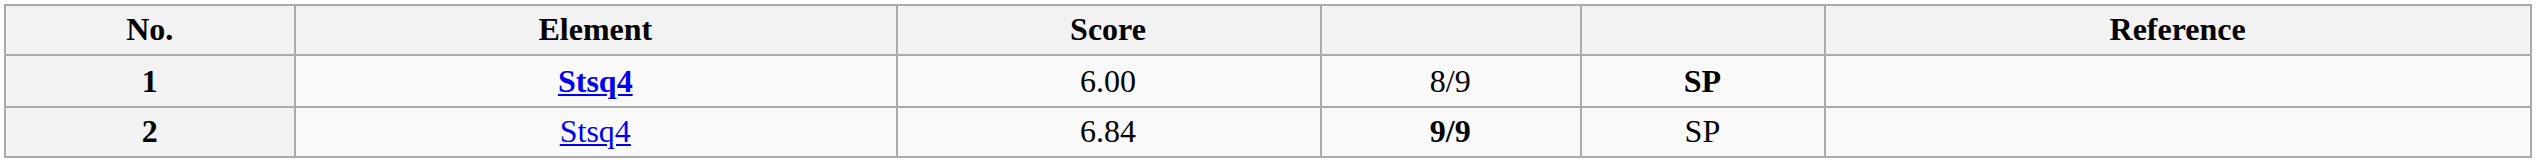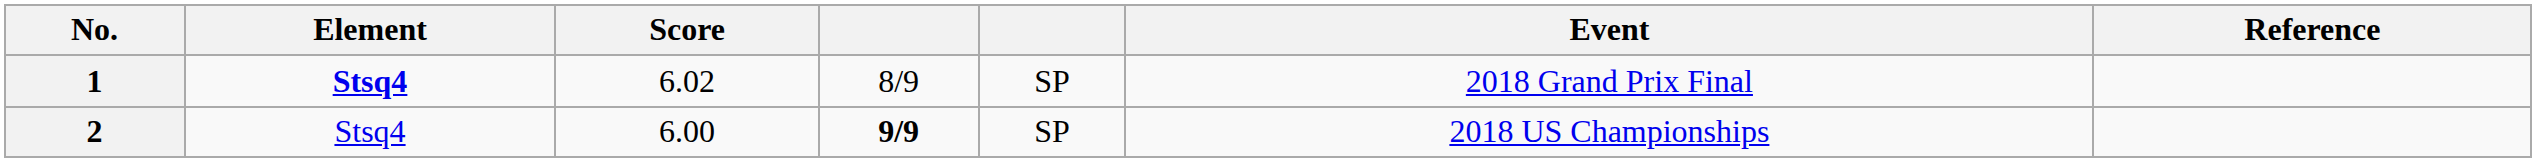+ column: (1609, 29)
(1108, 80) 6.00 -> (687, 80) 6.02
(1702, 80) bold -> (1052, 80) normal
(1108, 131) 6.84 -> (687, 131) 6.00
